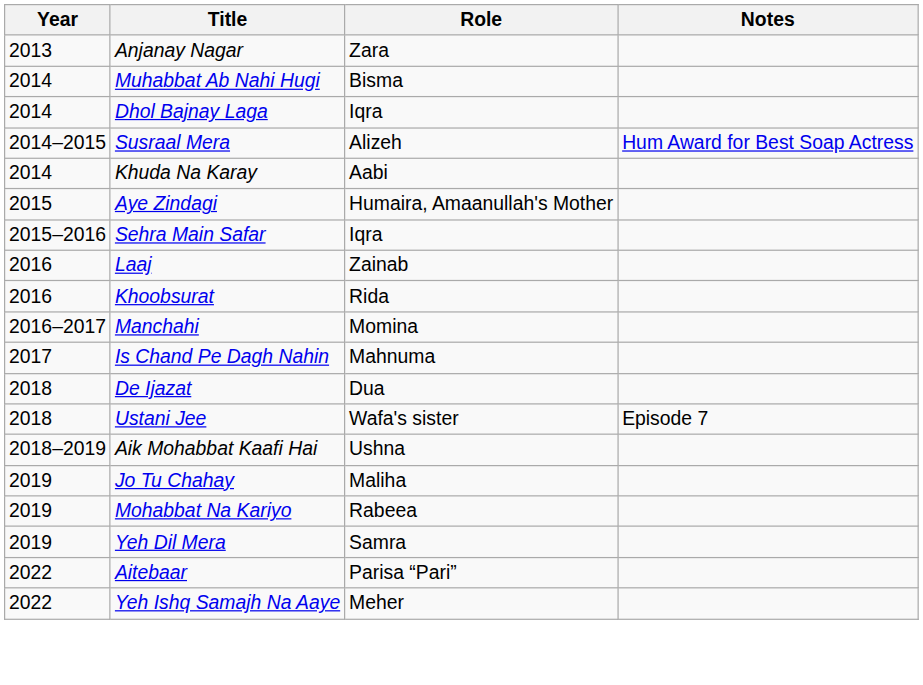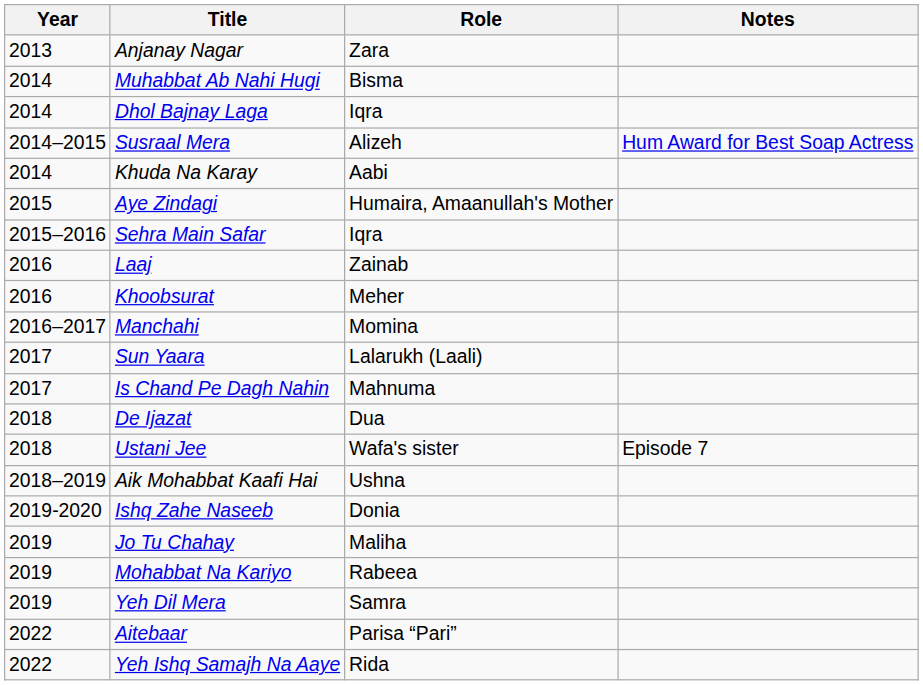(369, 296) Rida -> (377, 296) Meher
+ row: (160, 357)
+ row: (194, 511)
(377, 603) Meher -> (369, 664) Rida
